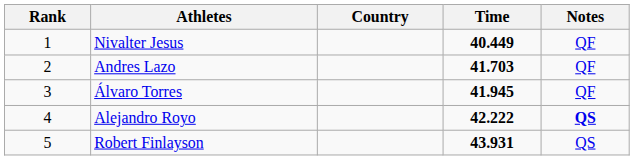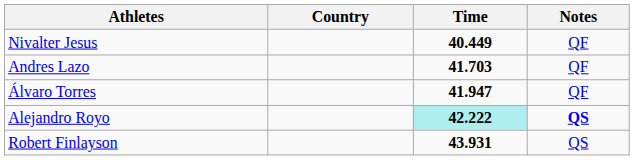- column: (47, 17)
(492, 92) 41.945 -> (470, 92) 41.947
(492, 117) no background -> (470, 117) paleturquoise background
